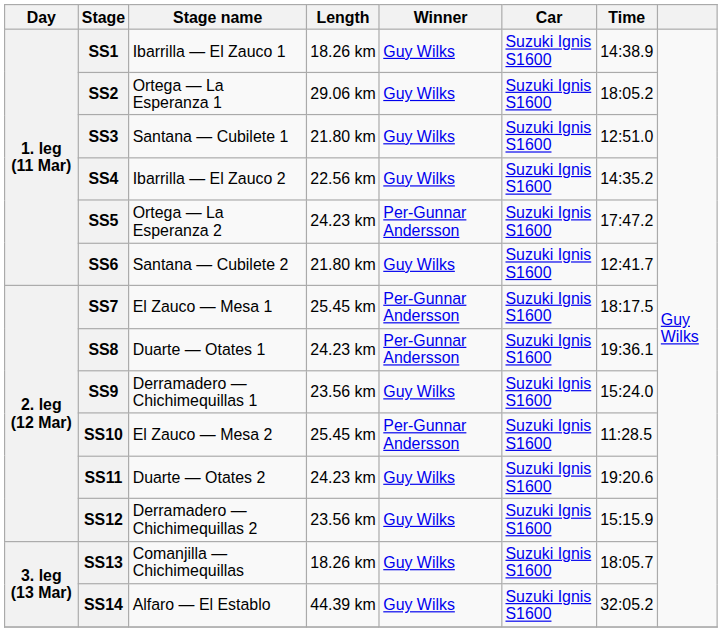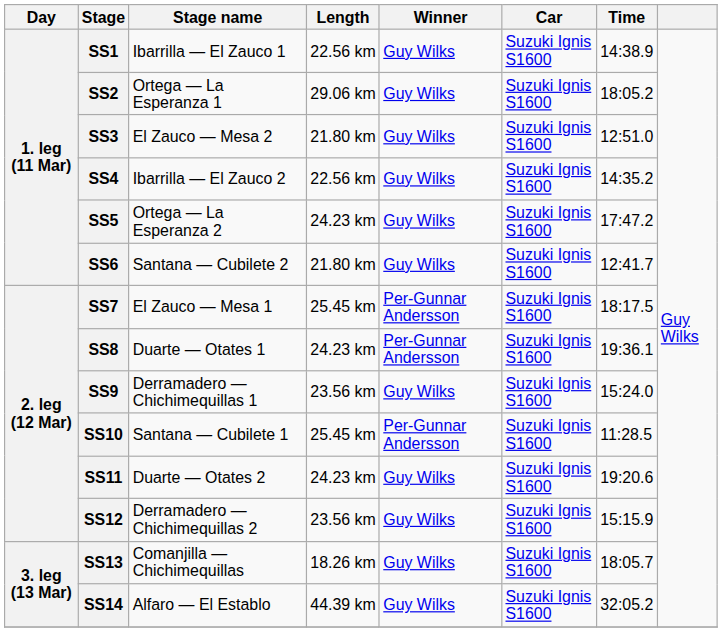(343, 51) 18.26 km -> (343, 51) 22.56 km
(210, 136) Santana — Cubilete 1 -> (202, 136) El Zauco — Mesa 2
(425, 221) Per-Gunnar Andersson -> (419, 221) Guy Wilks
(202, 434) El Zauco — Mesa 2 -> (210, 434) Santana — Cubilete 1
